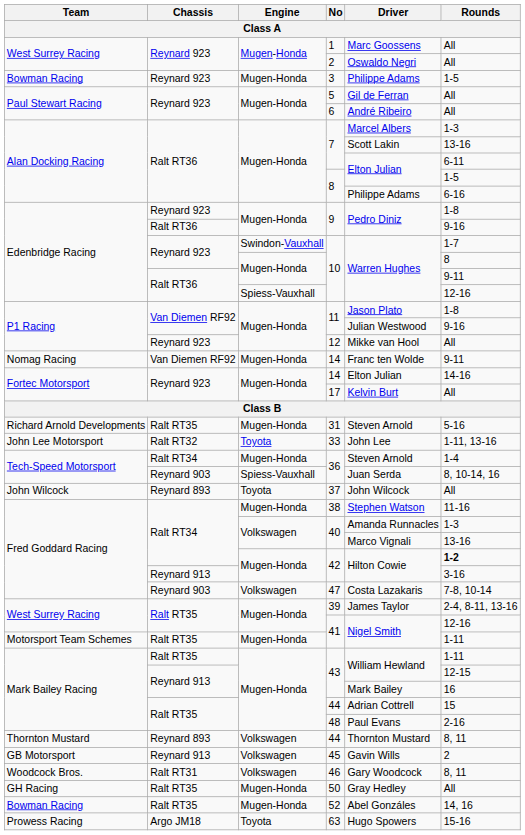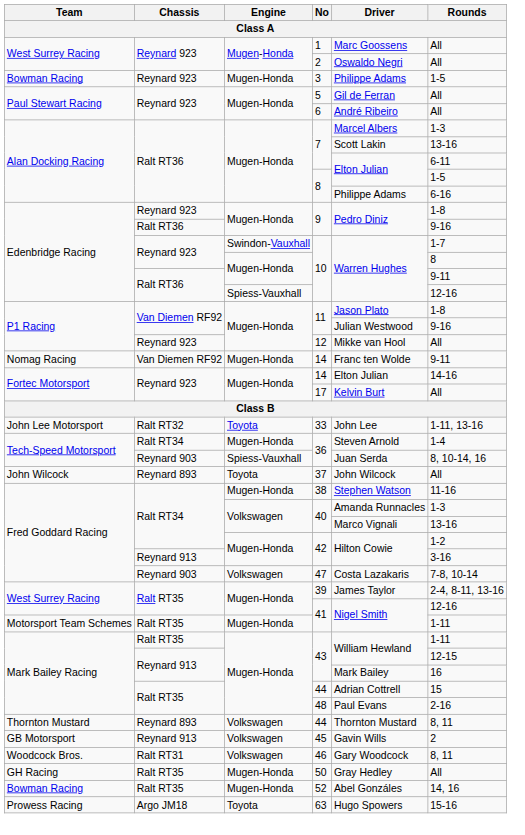- row: (174, 425)
(451, 557) bold -> (438, 540) normal
